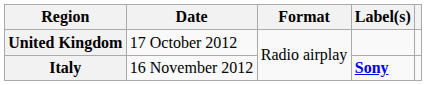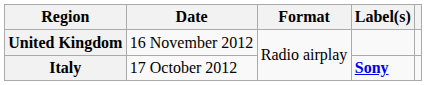(184, 42) 17 October 2012 -> (192, 42) 16 November 2012
(192, 67) 16 November 2012 -> (184, 67) 17 October 2012
